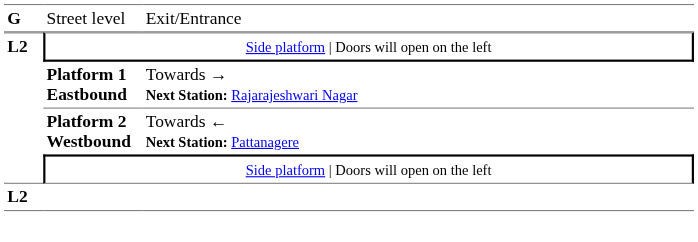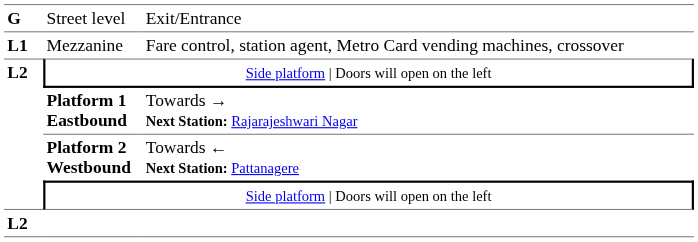+ row: (85, 45)
